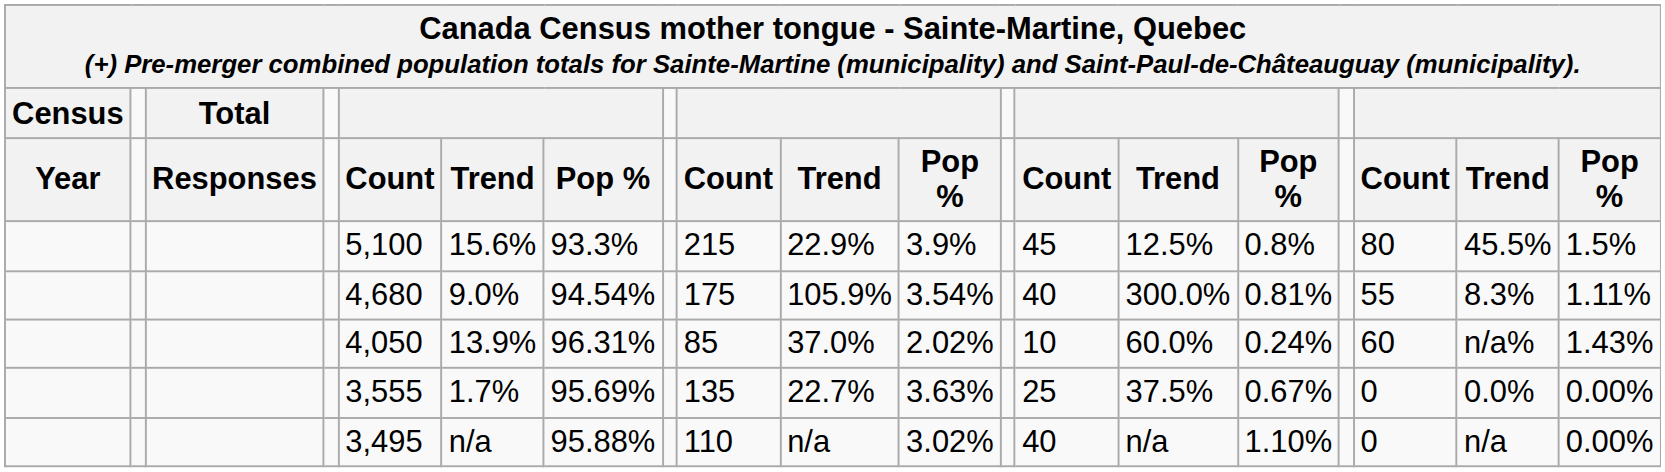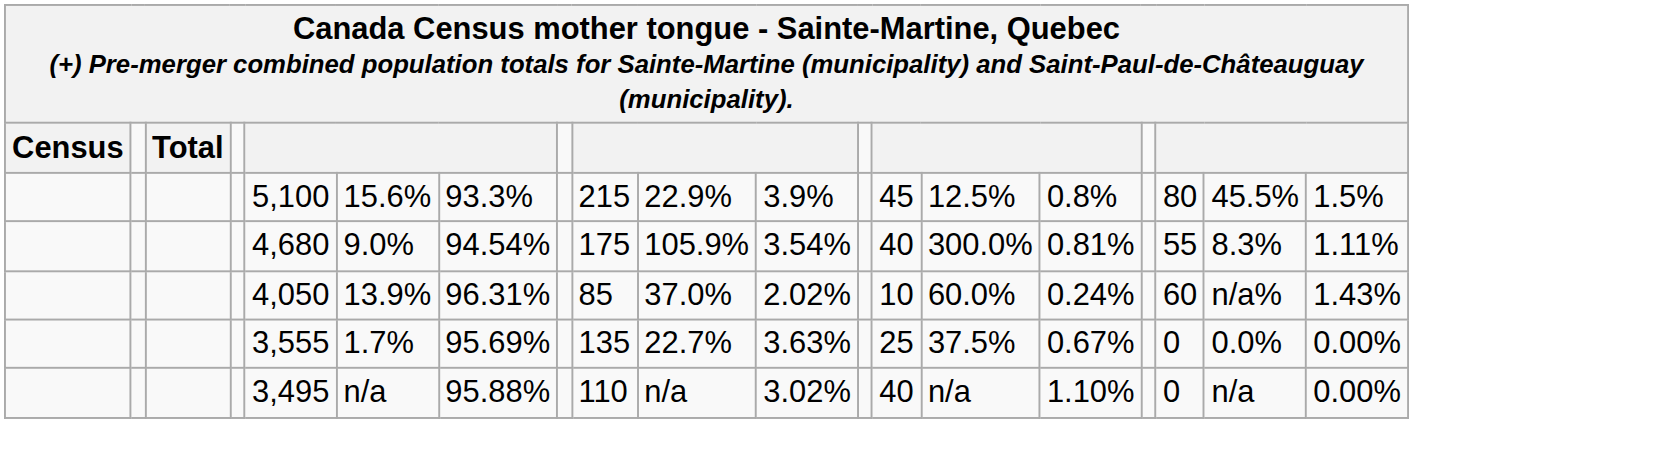- row: (68, 179)
